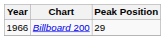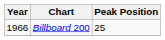(100, 27) 29 -> (100, 27) 25
